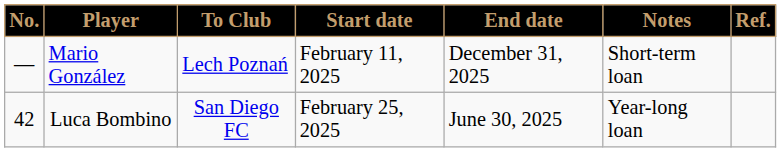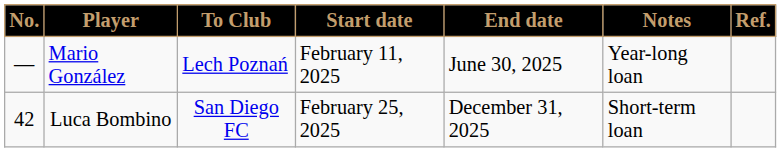(506, 64) December 31, 2025 -> (505, 64) June 30, 2025
(652, 64) Short-term loan -> (648, 64) Year-long loan
(505, 119) June 30, 2025 -> (506, 119) December 31, 2025
(648, 119) Year-long loan -> (652, 119) Short-term loan
